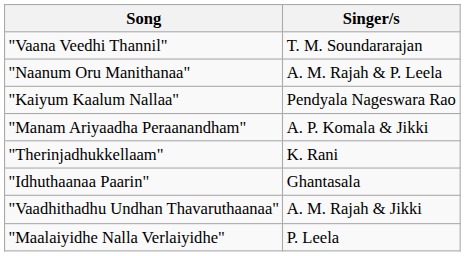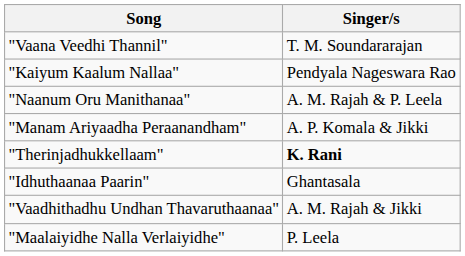rows swapped: (99, 72) <-> (94, 100)
(312, 154) normal -> (314, 154) bold
